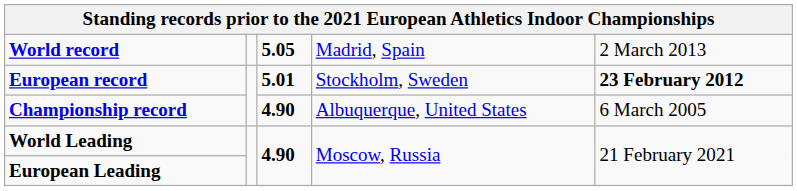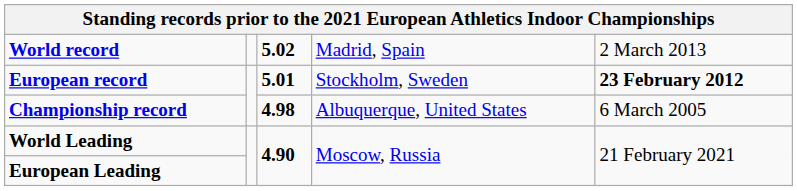(278, 49) 5.05 -> (278, 49) 5.02
(278, 110) 4.90 -> (278, 110) 4.98
